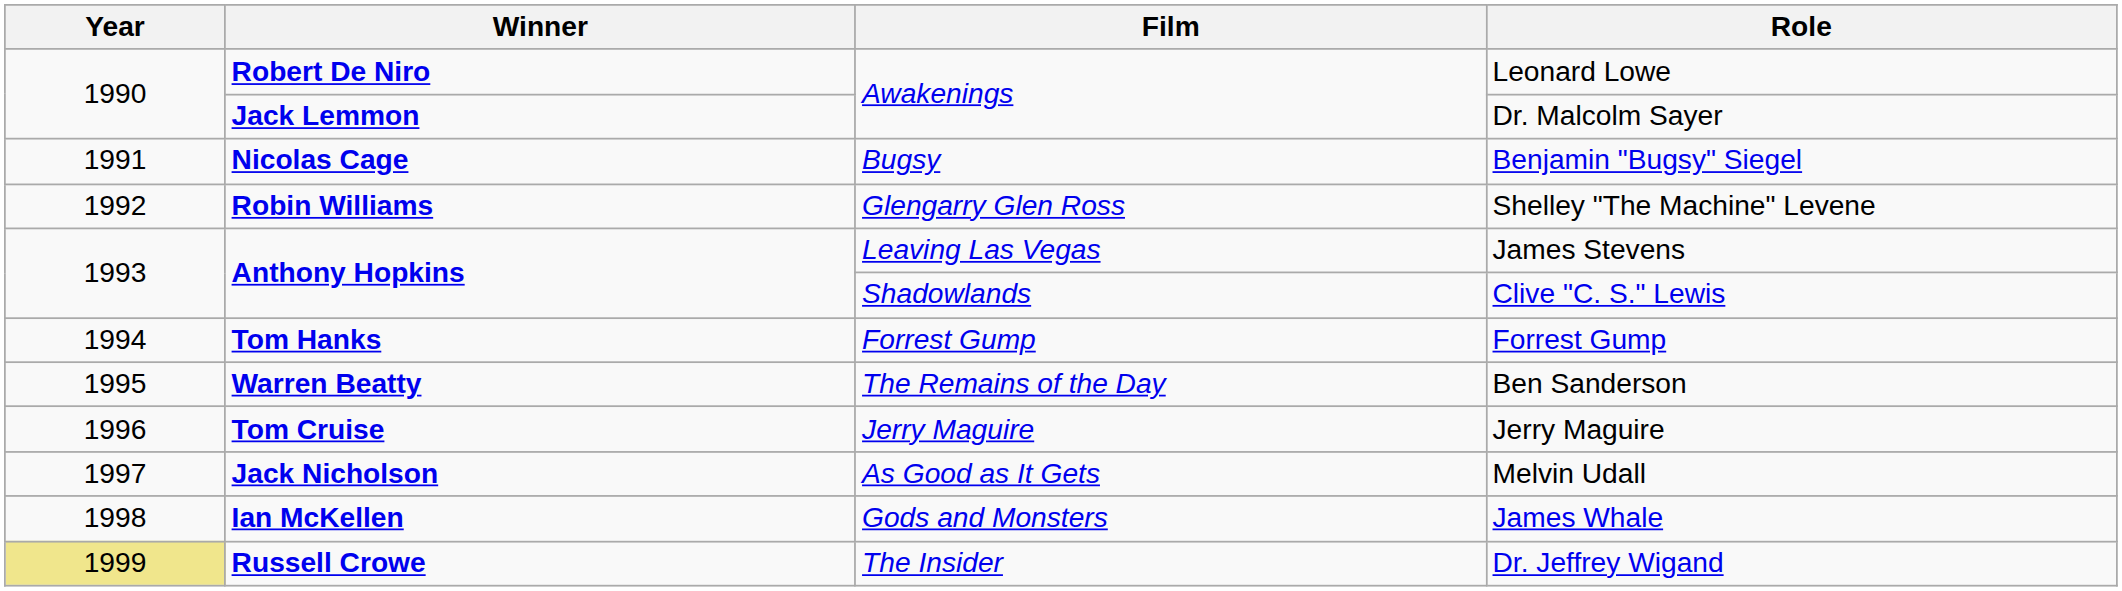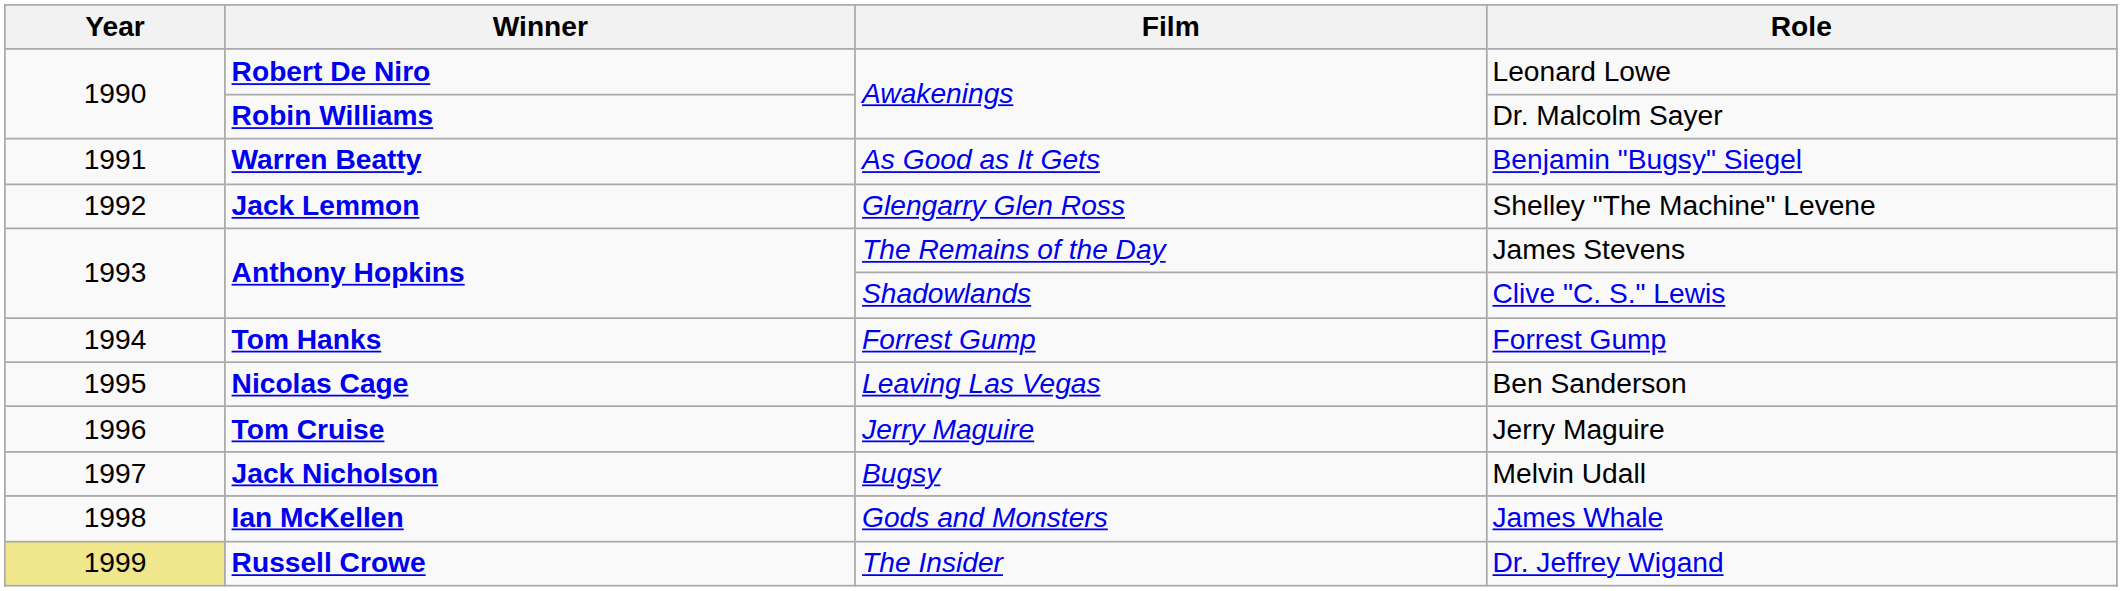(326, 116) Jack Lemmon -> (332, 116) Robin Williams
(320, 160) Nicolas Cage -> (327, 160) Warren Beatty
(901, 160) Bugsy -> (981, 160) As Good as It Gets
(332, 205) Robin Williams -> (326, 205) Jack Lemmon
(981, 250) Leaving Las Vegas -> (1014, 250) The Remains of the Day
(327, 384) Warren Beatty -> (320, 384) Nicolas Cage
(1014, 384) The Remains of the Day -> (981, 384) Leaving Las Vegas
(981, 473) As Good as It Gets -> (901, 473) Bugsy
